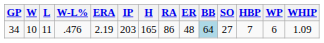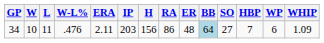(104, 29) 2.19 -> (104, 29) 2.11
(149, 29) 165 -> (149, 29) 156
